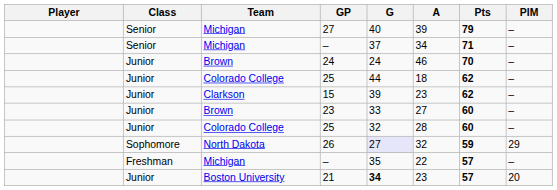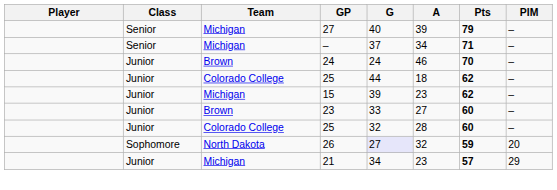(224, 95) Clarkson -> (224, 95) Michigan
(514, 144) 29 -> (514, 144) 20
- row: (149, 161)
(244, 177) Boston University -> (224, 161) Michigan
(375, 177) bold -> (375, 161) normal
(514, 177) 20 -> (514, 161) 29
